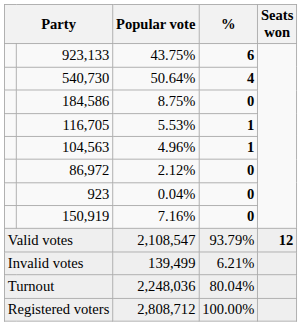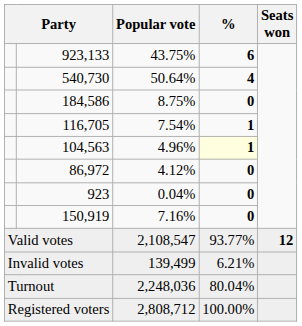(177, 124) 5.53% -> (177, 124) 7.54%
(251, 147) no background -> (251, 147) lightyellow background
(177, 170) 2.12% -> (177, 170) 4.12%
(232, 240) 93.79% -> (232, 240) 93.77%
